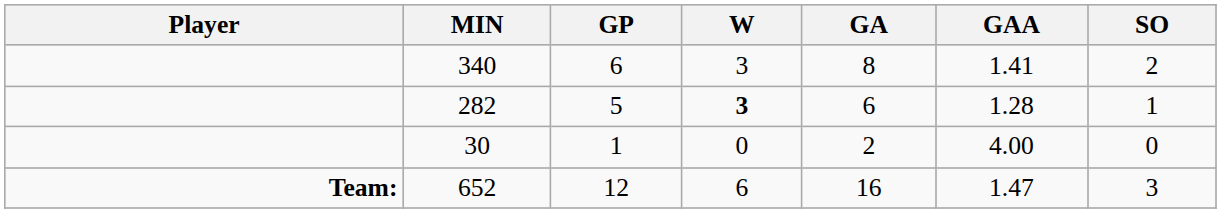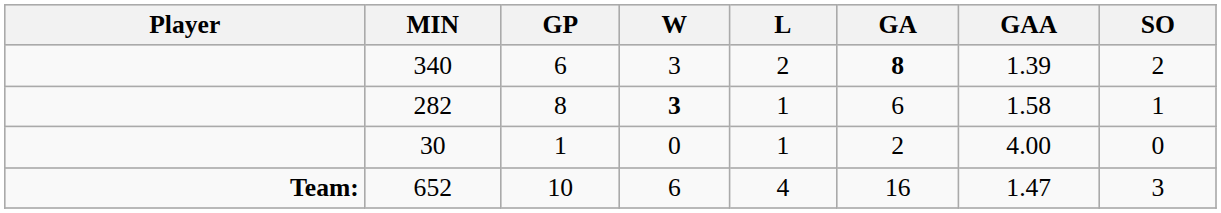+ column: (783, 24)
(869, 65) normal -> (898, 65) bold
(1011, 65) 1.41 -> (1029, 65) 1.39
(616, 106) 5 -> (560, 106) 8
(1011, 106) 1.28 -> (1029, 106) 1.58
(616, 187) 12 -> (560, 187) 10
